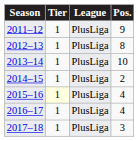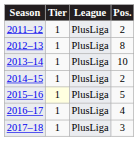(122, 29) 9 -> (122, 29) 2
(122, 95) 4 -> (122, 95) 5
